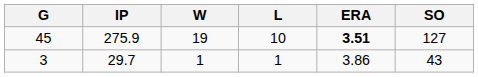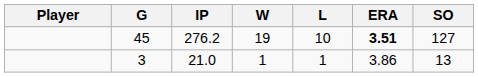+ column: (58, 15)
(122, 38) 275.9 -> (202, 38) 276.2
(122, 60) 29.7 -> (202, 60) 21.0
(434, 60) 43 -> (443, 60) 13
